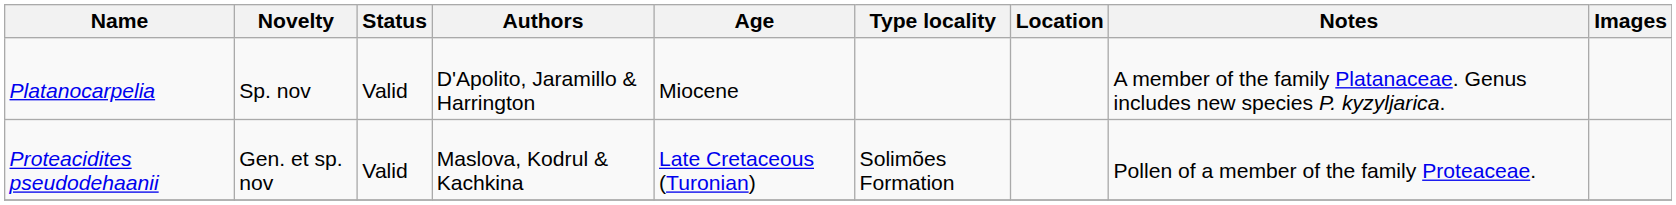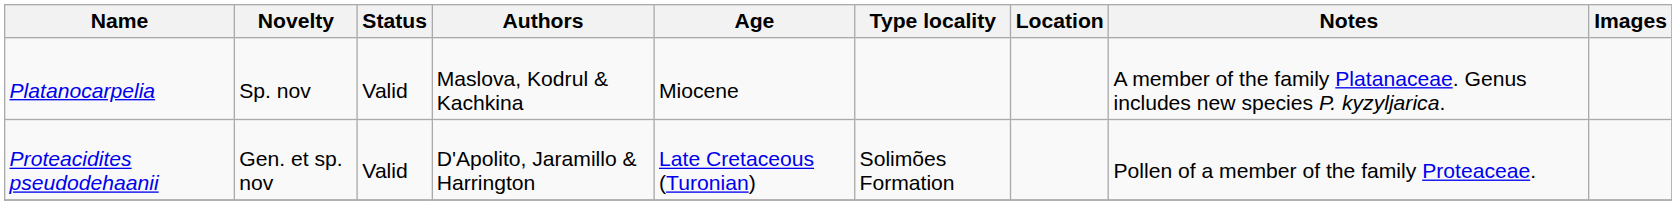(537, 90) D'Apolito, Jaramillo & Harrington -> (522, 90) Maslova, Kodrul & Kachkina
(522, 171) Maslova, Kodrul & Kachkina -> (537, 171) D'Apolito, Jaramillo & Harrington
